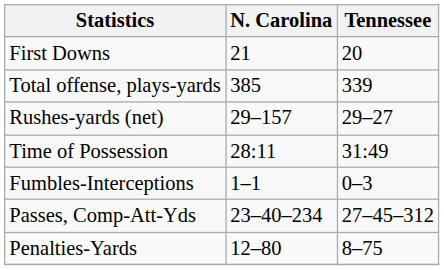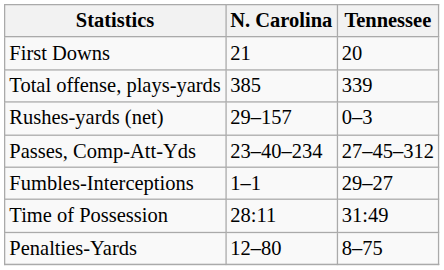(367, 118) 29–27 -> (357, 118) 0–3
rows swapped: (103, 215) <-> (89, 150)
(357, 183) 0–3 -> (367, 183) 29–27
